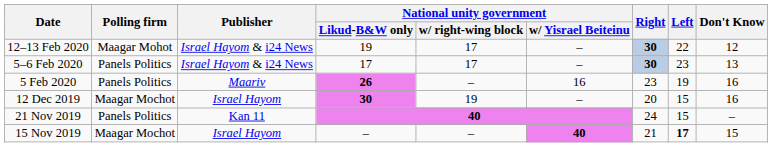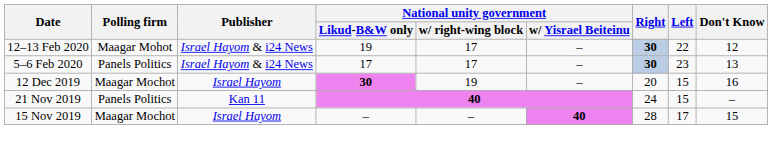- row: (48, 82)
(650, 133) 21 -> (650, 116) 28
(682, 133) bold -> (682, 116) normal
